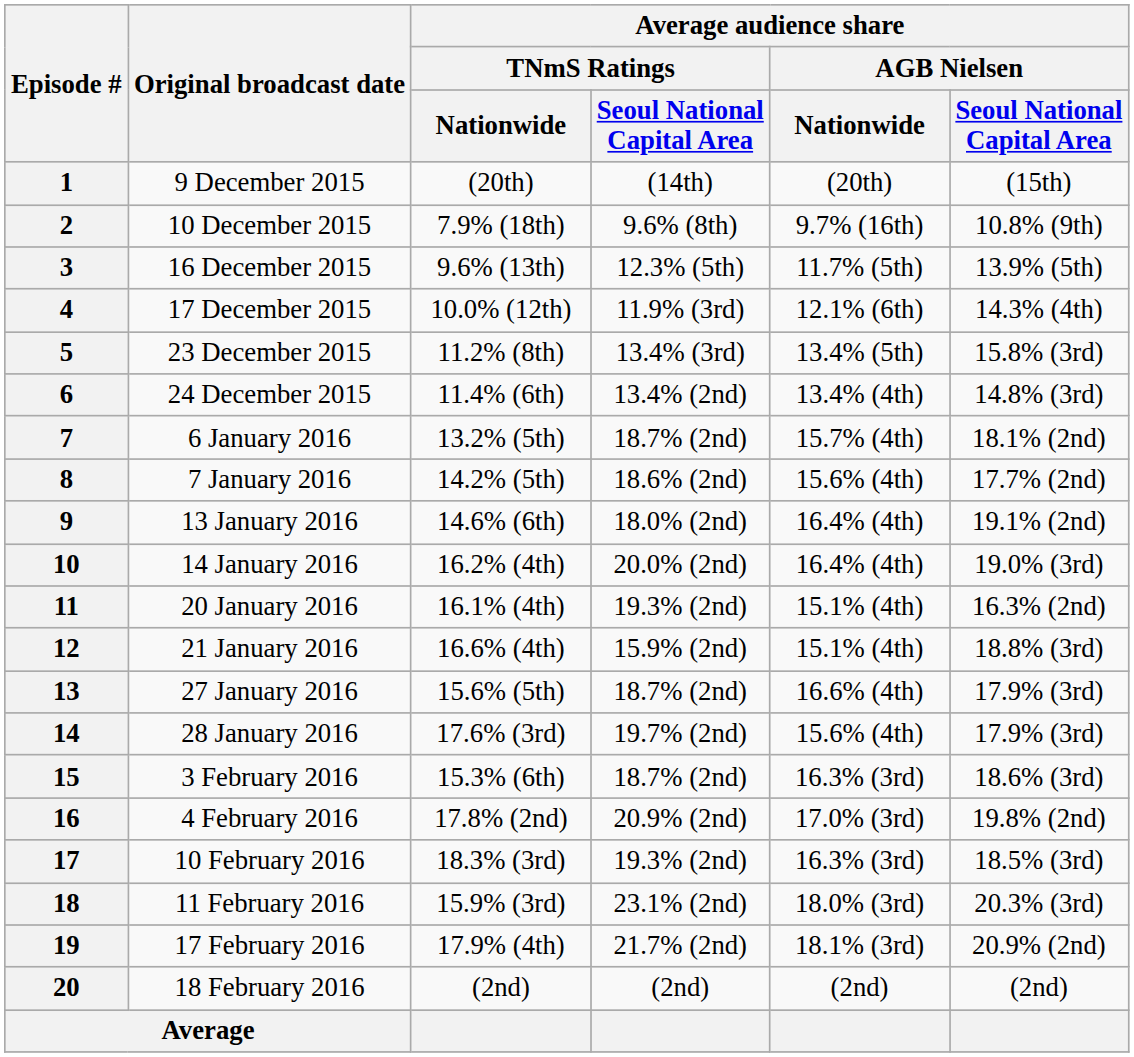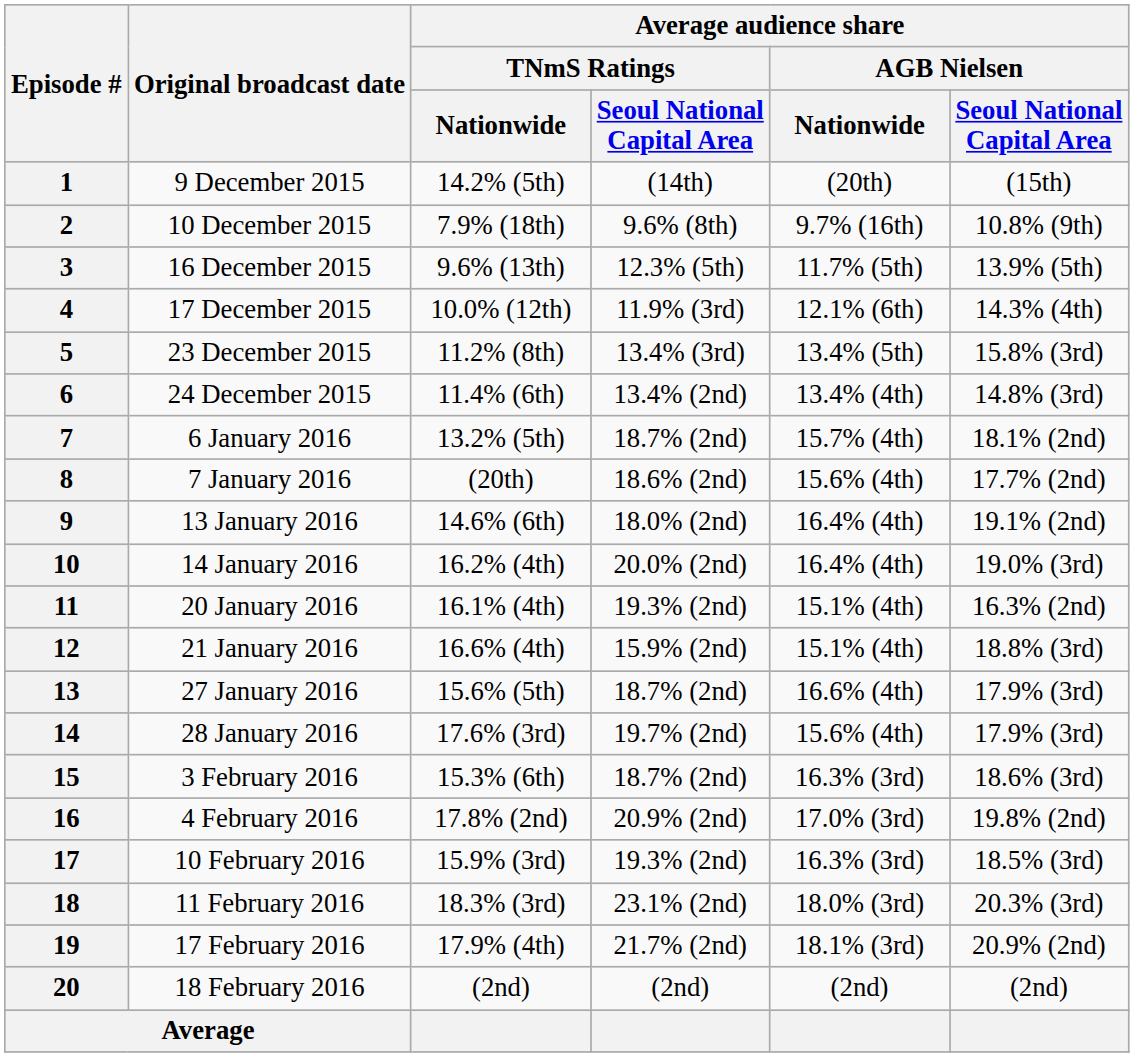(501, 182) (20th) -> (501, 182) 14.2% (5th)
(501, 479) 14.2% (5th) -> (501, 479) (20th)
(501, 860) 18.3% (3rd) -> (501, 860) 15.9% (3rd)
(501, 903) 15.9% (3rd) -> (501, 903) 18.3% (3rd)
